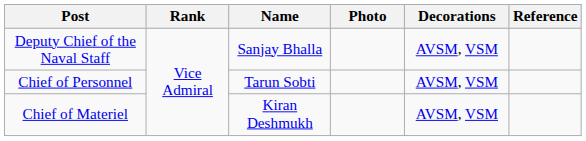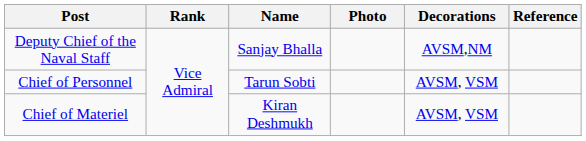(457, 49) AVSM, VSM -> (457, 49) AVSM,NM
